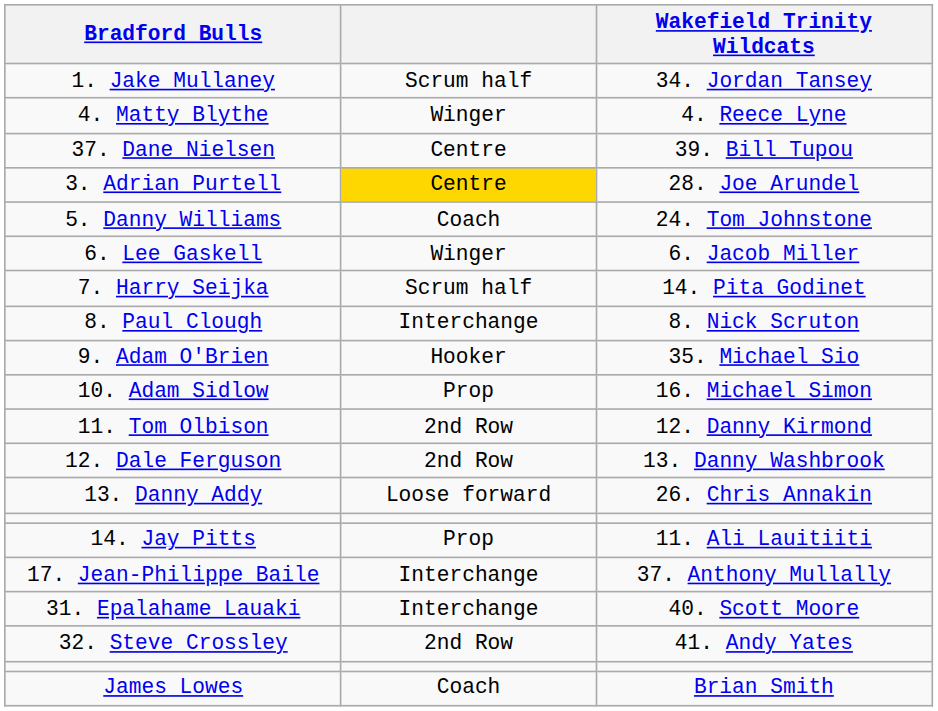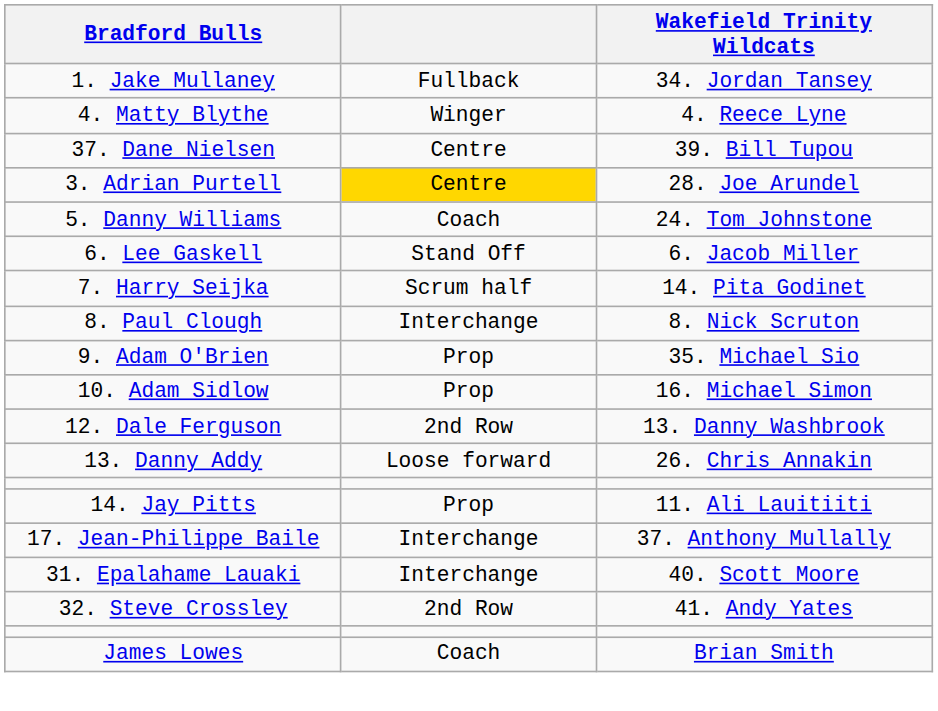(469, 81) Scrum half -> (469, 81) Fullback
(469, 254) Winger -> (469, 254) Stand Off
(469, 357) Hooker -> (469, 357) Prop
- row: (173, 426)
